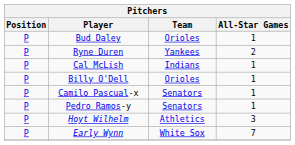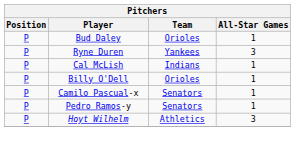(253, 52) 2 -> (253, 52) 3
- row: (98, 133)
